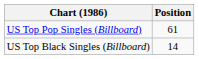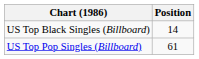rows swapped: (74, 29) <-> (78, 46)
